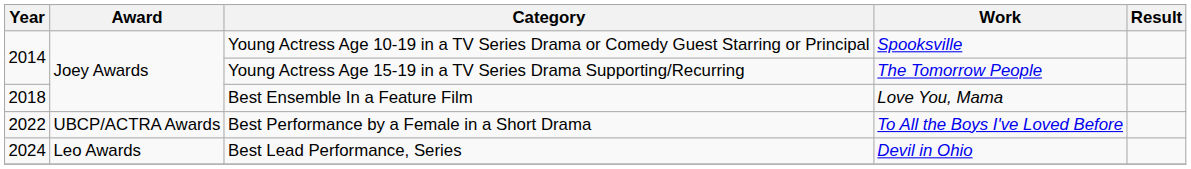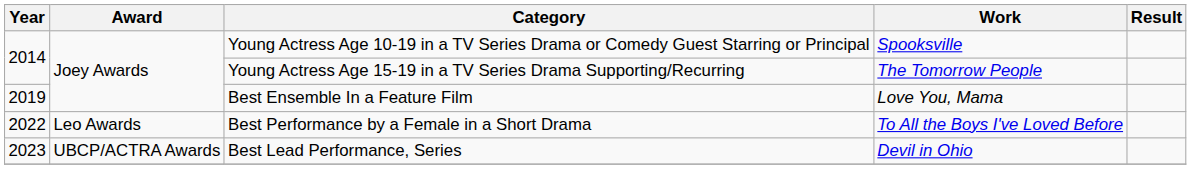(27, 97) 2018 -> (27, 97) 2019
(137, 124) UBCP/ACTRA Awards -> (97, 124) Leo Awards
(27, 151) 2024 -> (27, 151) 2023
(97, 151) Leo Awards -> (137, 151) UBCP/ACTRA Awards
